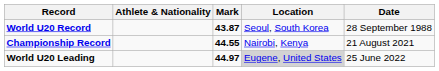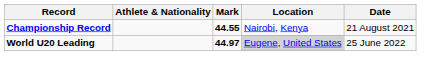- row: (49, 27)
